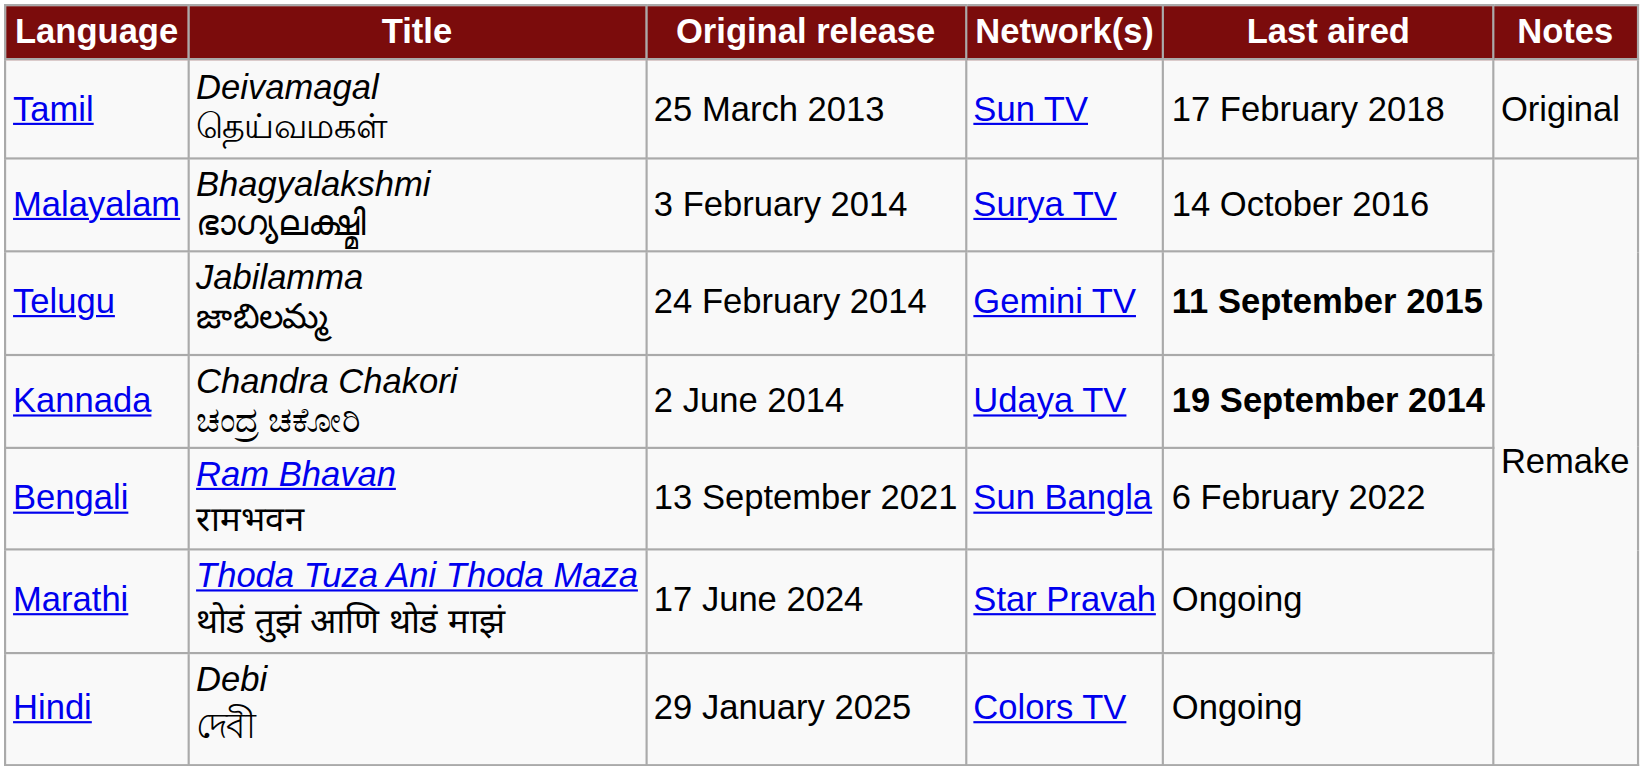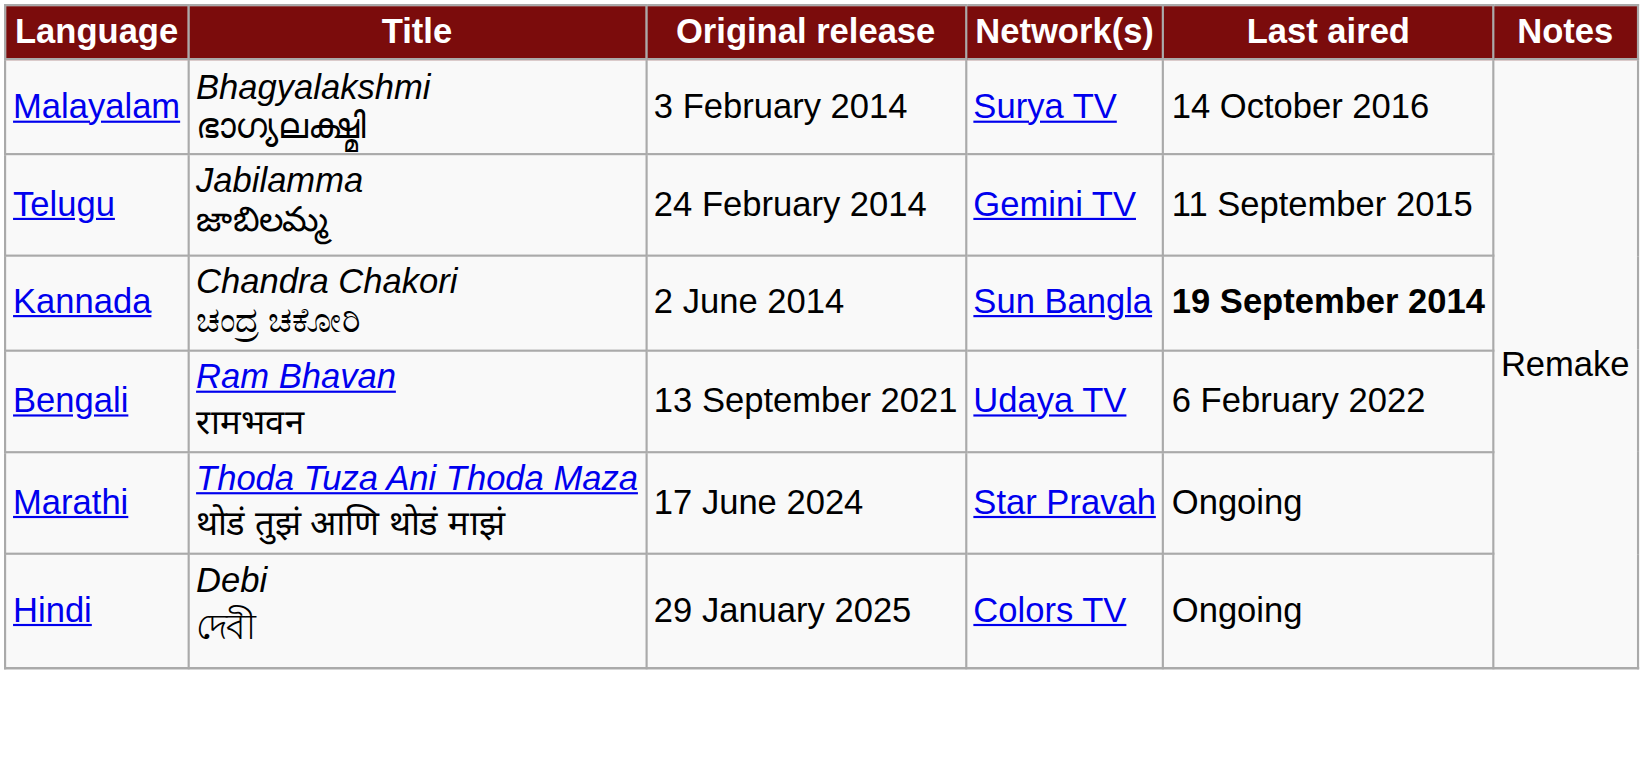- row: (53, 108)
(1327, 302) bold -> (1322, 204) normal
(1050, 400) Udaya TV -> (1063, 302) Sun Bangla
(1063, 498) Sun Bangla -> (1050, 400) Udaya TV
